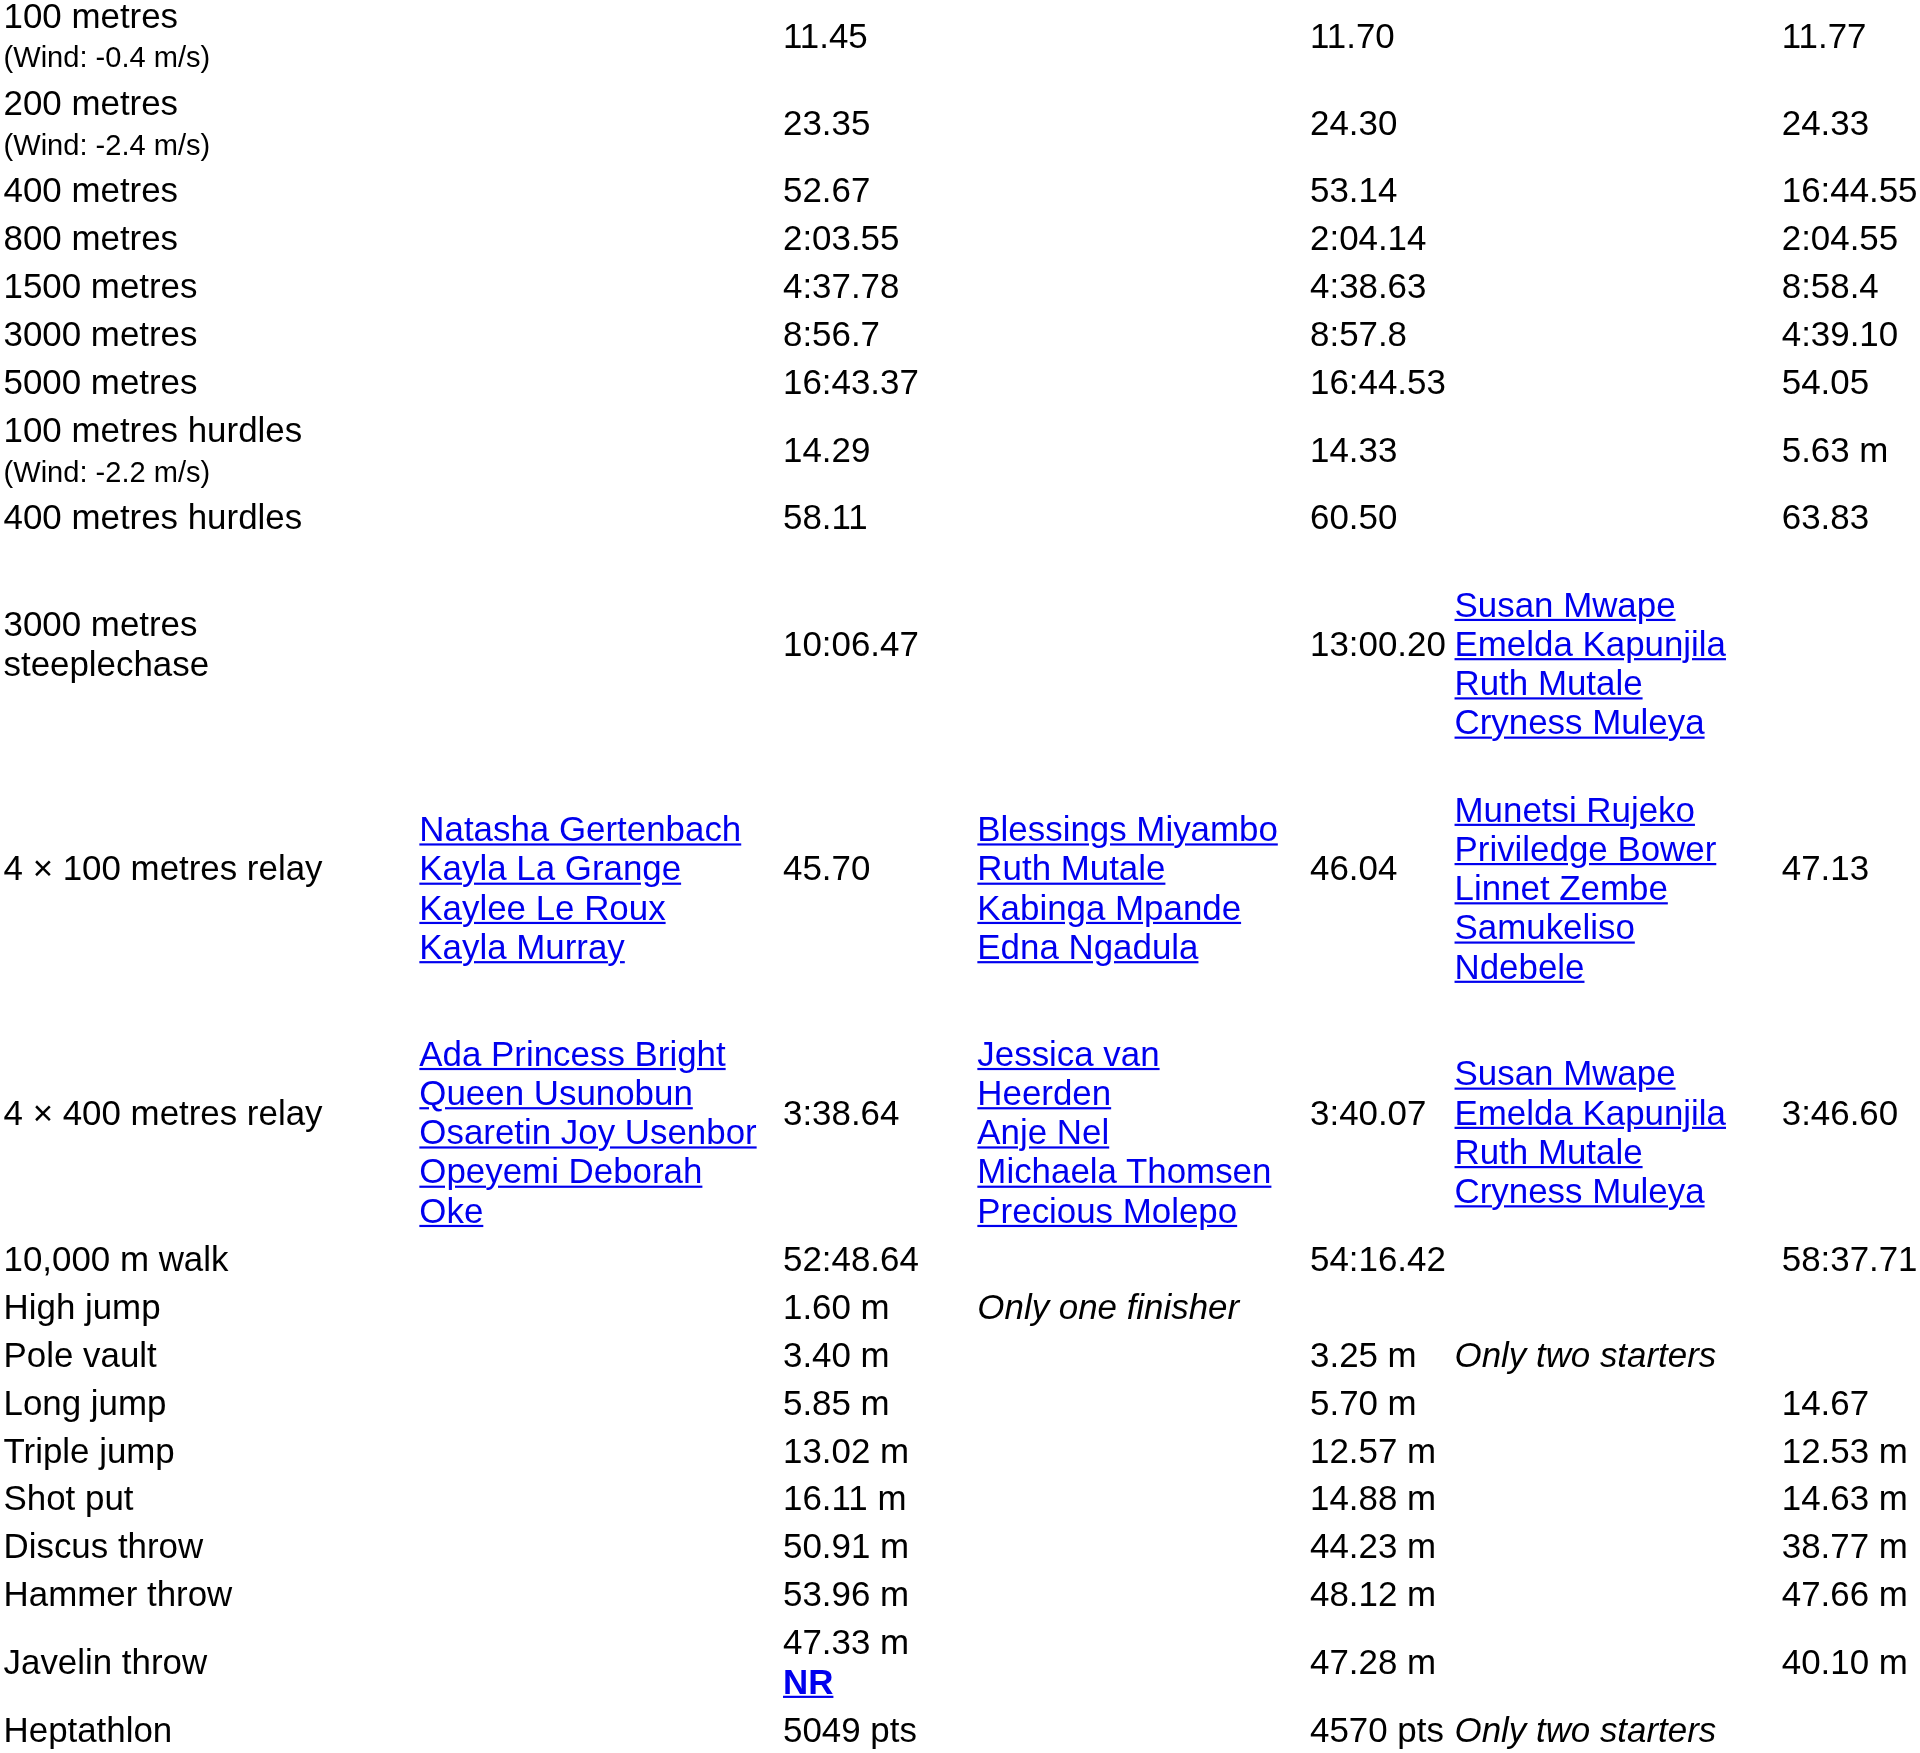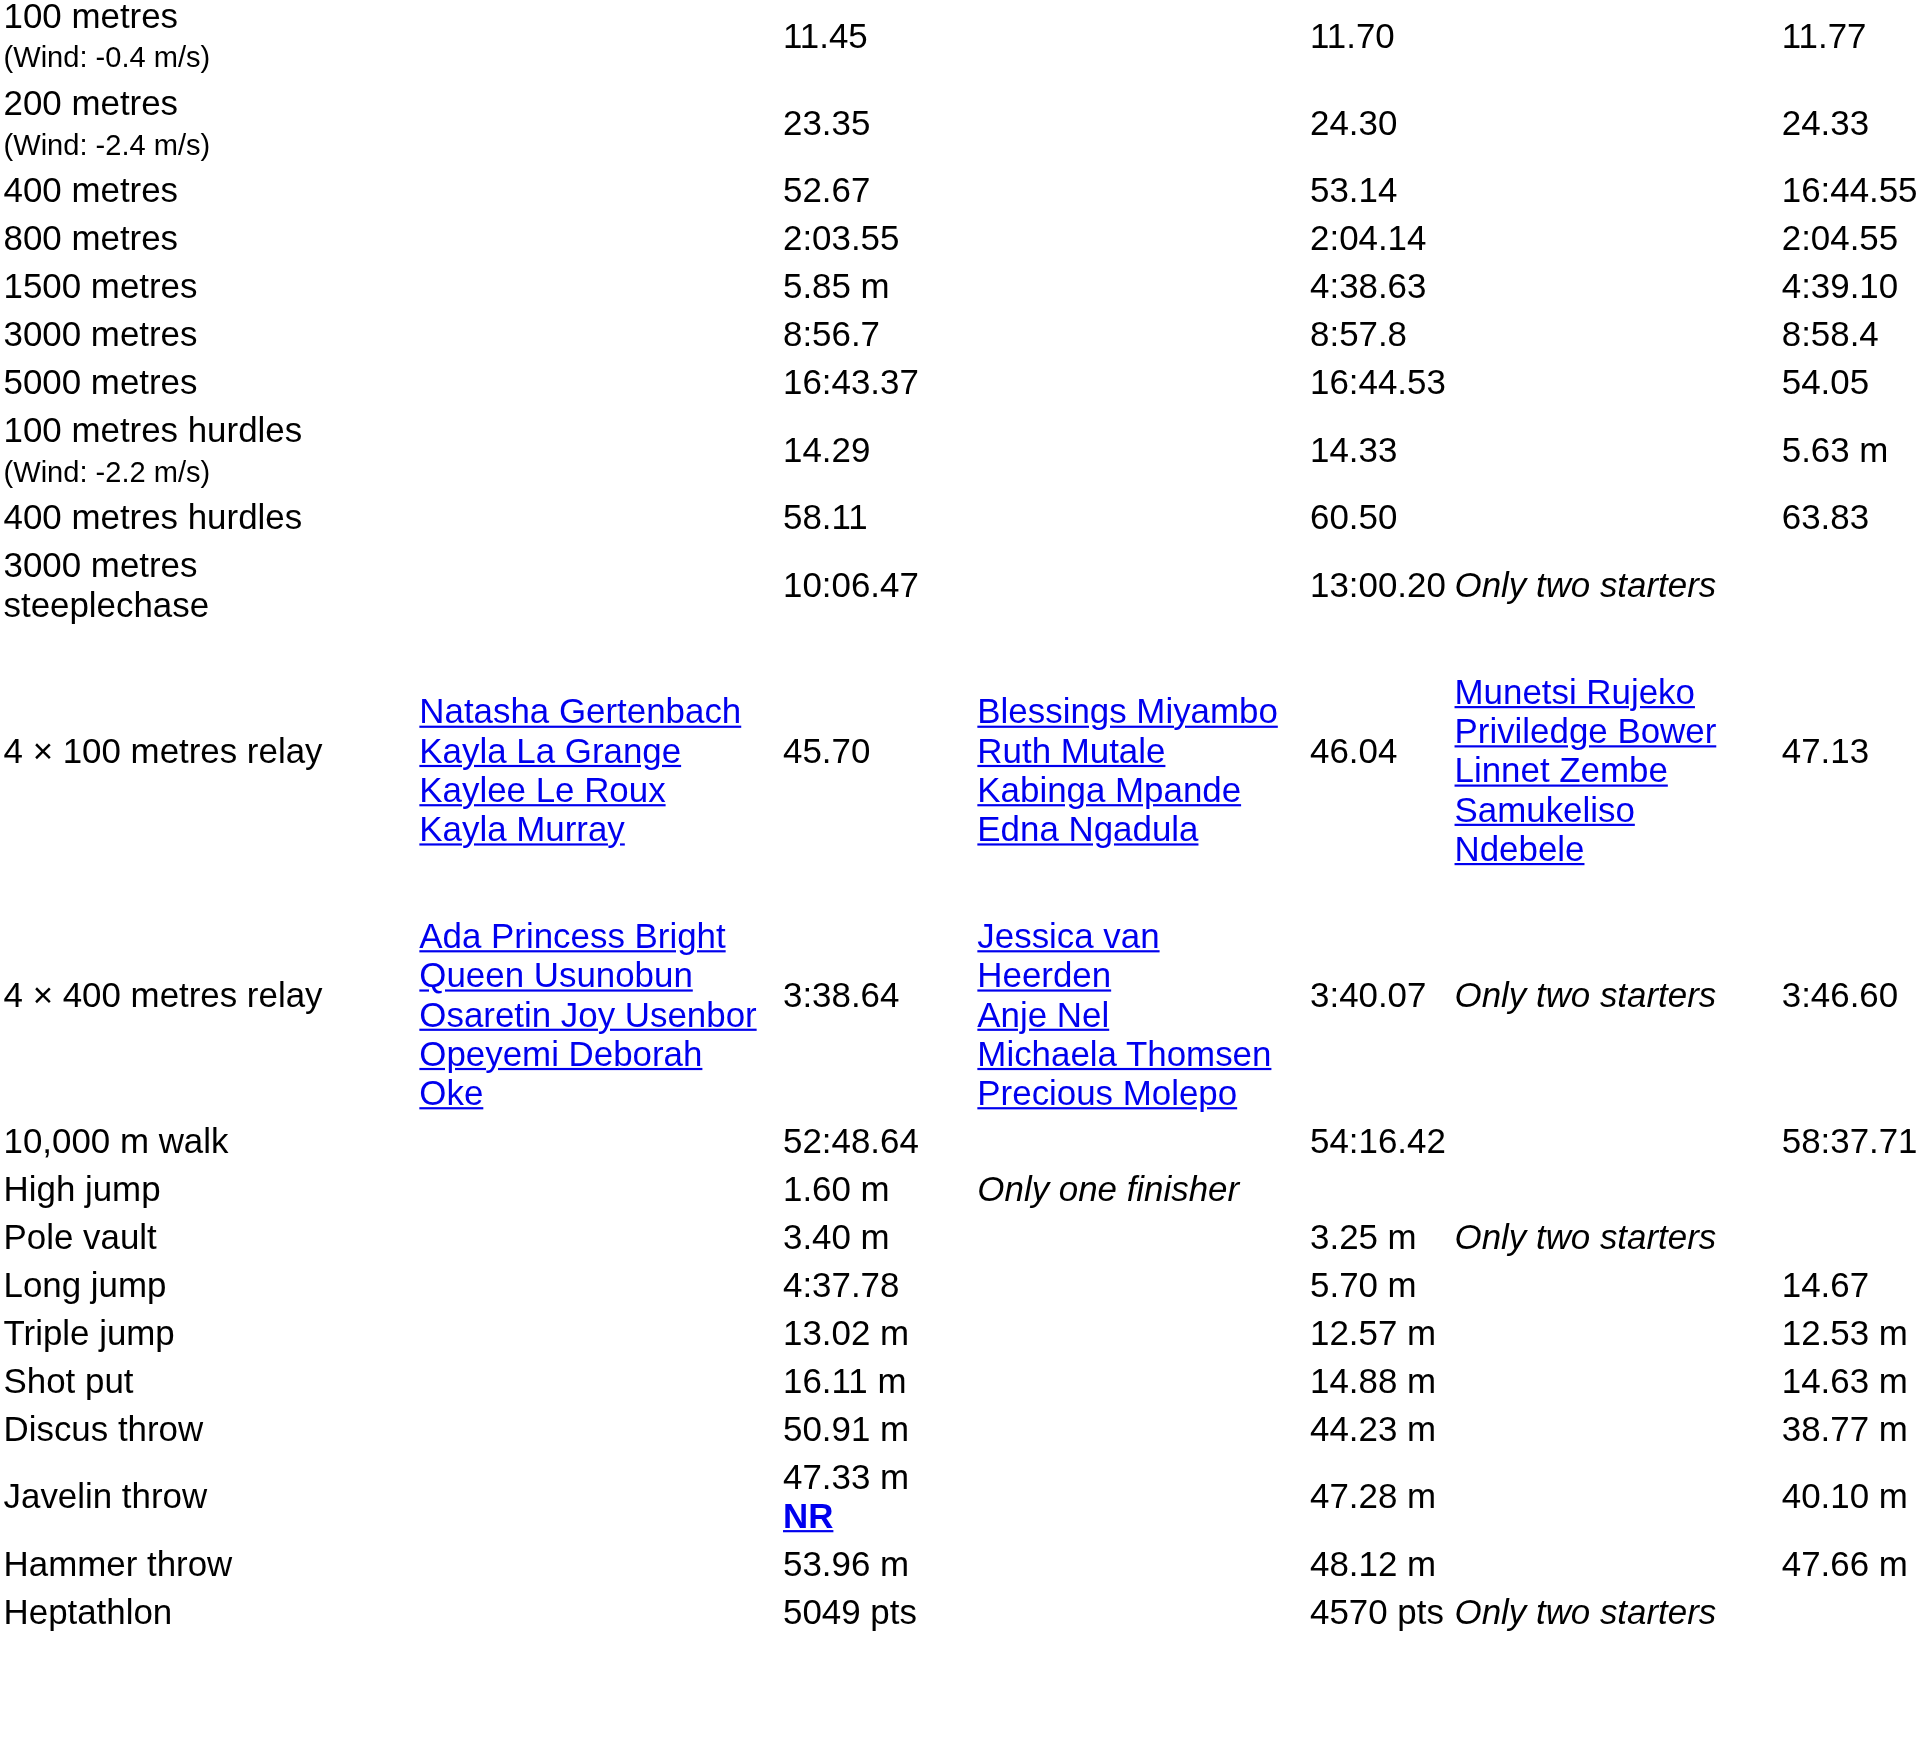(841, 286) 4:37.78 -> (836, 286) 5.85 m
(1830, 286) 8:58.4 -> (1840, 286) 4:39.10
(1840, 334) 4:39.10 -> (1830, 334) 8:58.4
(1590, 664) Susan Mwape Emelda Kapunjila Ruth Mutale Cryness Muleya -> (1585, 585) Only two starters
(1590, 1132) Susan Mwape Emelda Kapunjila Ruth Mutale Cryness Muleya -> (1585, 995) Only two starters
(836, 1403) 5.85 m -> (841, 1285) 4:37.78
rows swapped: (118, 1594) <-> (105, 1662)
